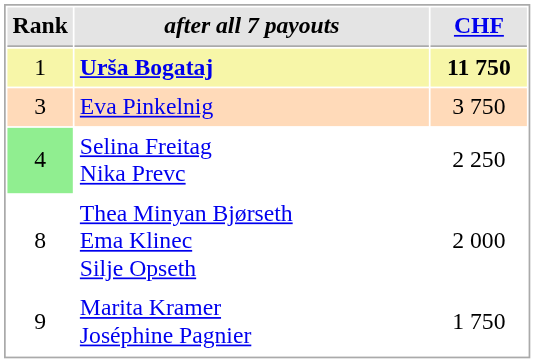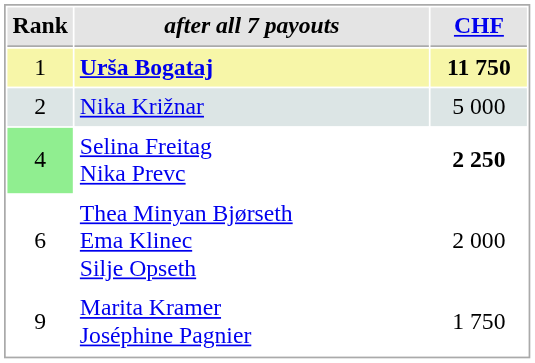+ row: (142, 106)
- row: (147, 106)
(479, 160) normal -> (479, 160) bold
(40, 241) 8 -> (40, 241) 6
